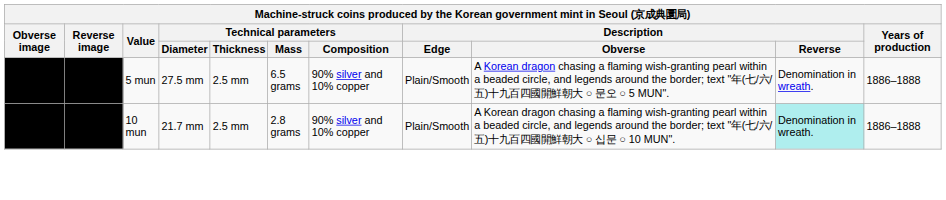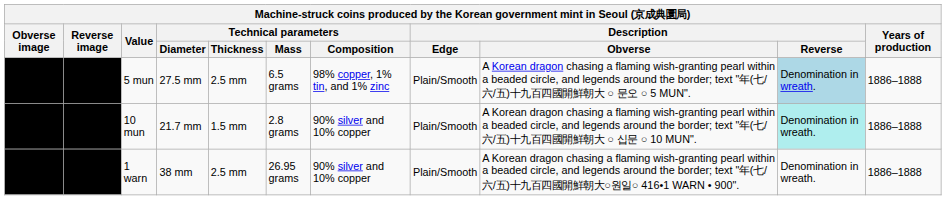(347, 81) 90% silver and 10% copper -> (352, 81) 98% copper, 1% tin, and 1% zinc
(817, 81) no background -> (819, 81) lightblue background
(231, 127) 2.5 mm -> (229, 127) 1.5 mm
+ row: (135, 172)
